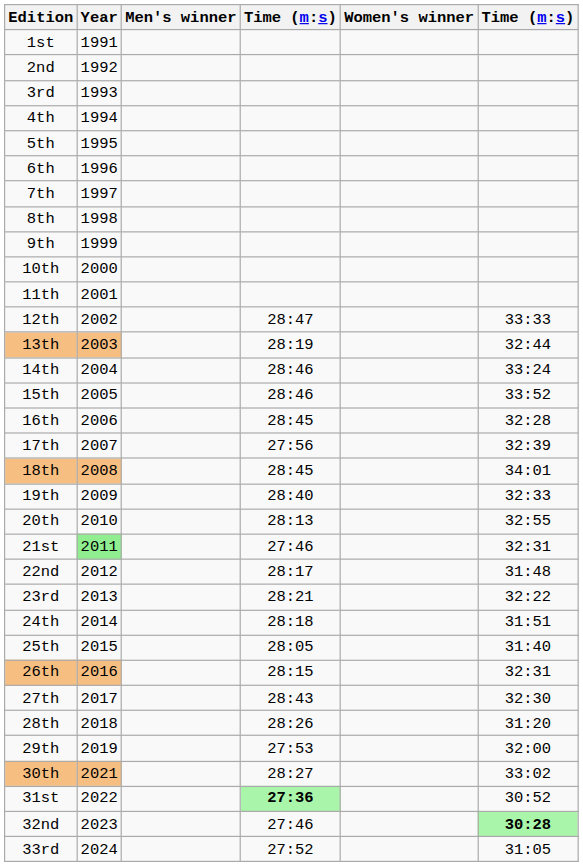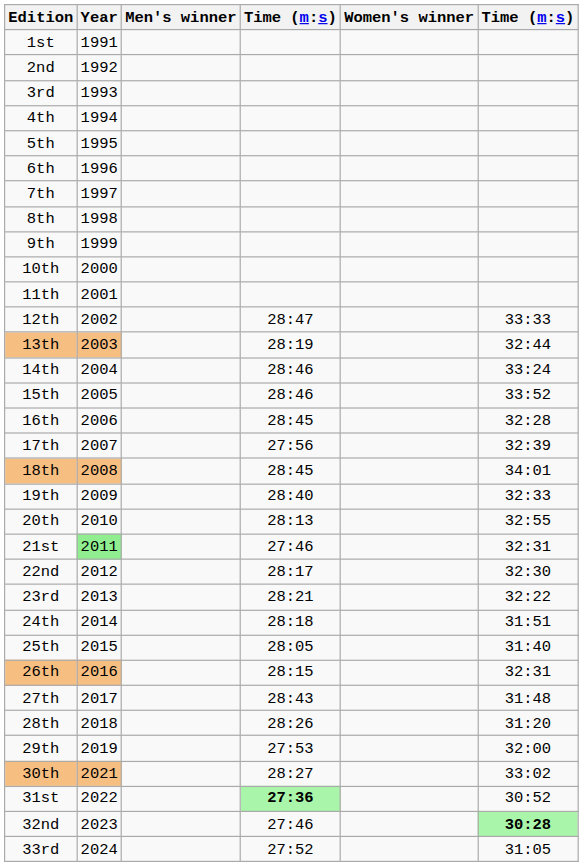(528, 572) 31:48 -> (528, 572) 32:30
(528, 698) 32:30 -> (528, 698) 31:48
